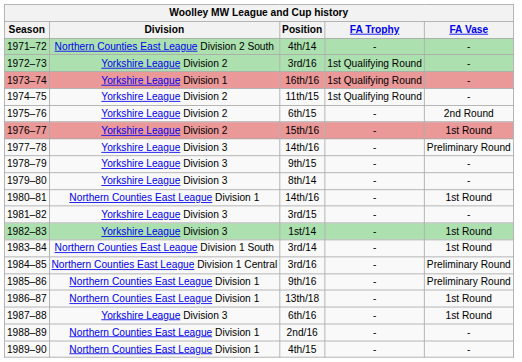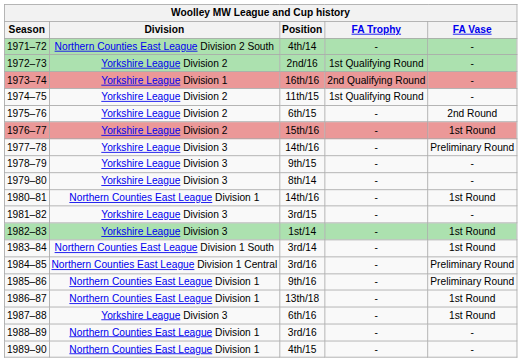(302, 63) 3rd/16 -> (302, 63) 2nd/16
(375, 80) 1st Qualifying Round -> (376, 80) 2nd Qualifying Round
(302, 332) 2nd/16 -> (302, 332) 3rd/16
